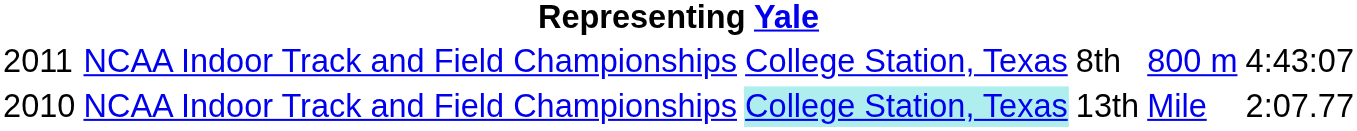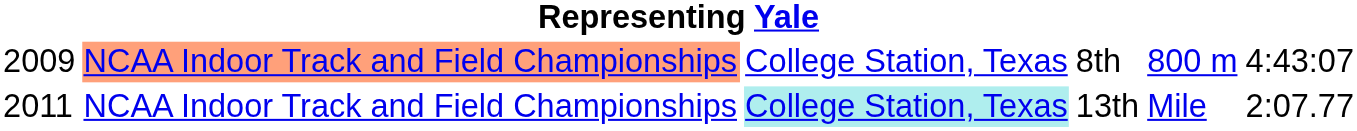(38, 61) 2011 -> (39, 61) 2009
(410, 61) no background -> (410, 61) lightsalmon background
(39, 106) 2010 -> (38, 106) 2011
